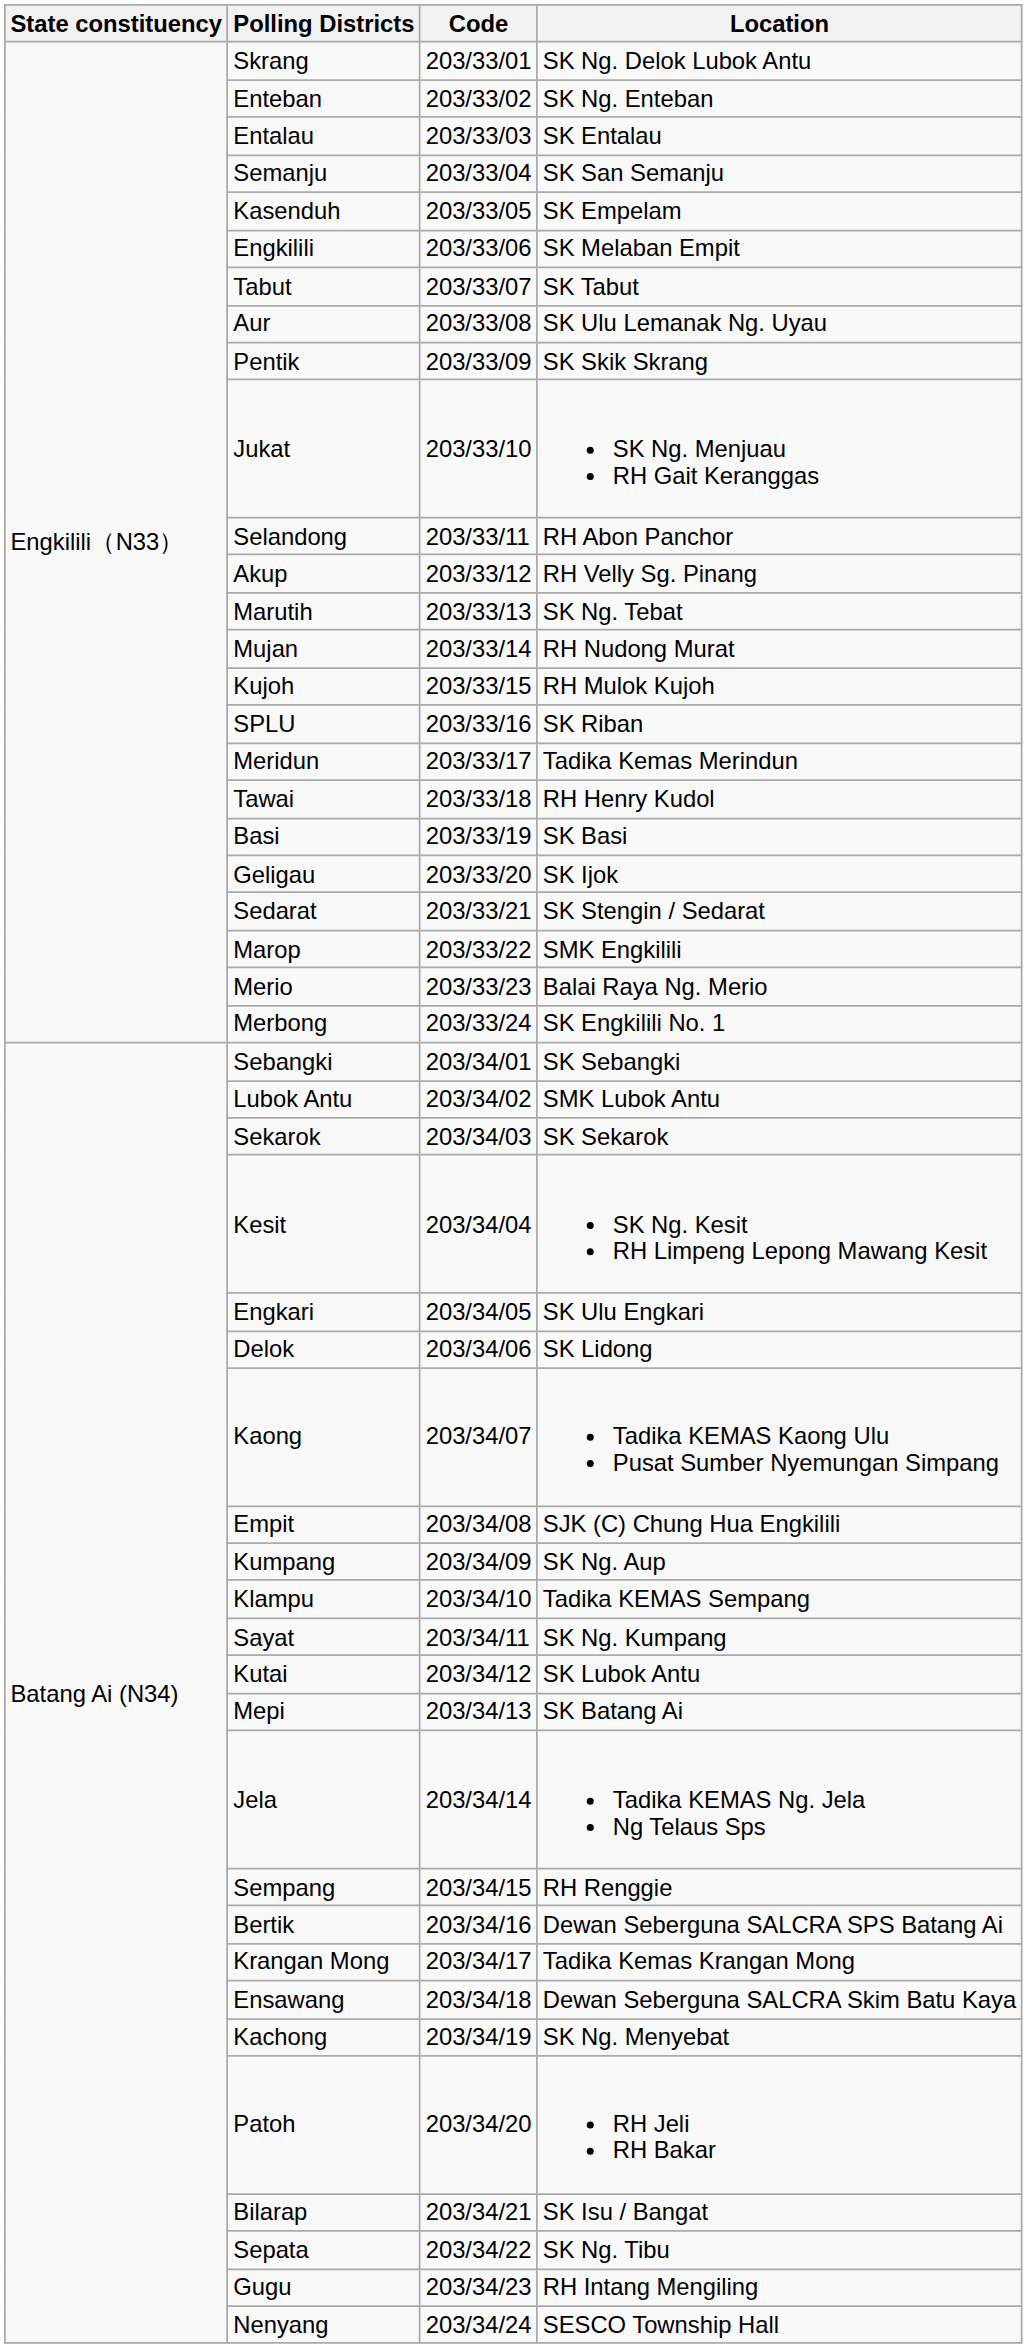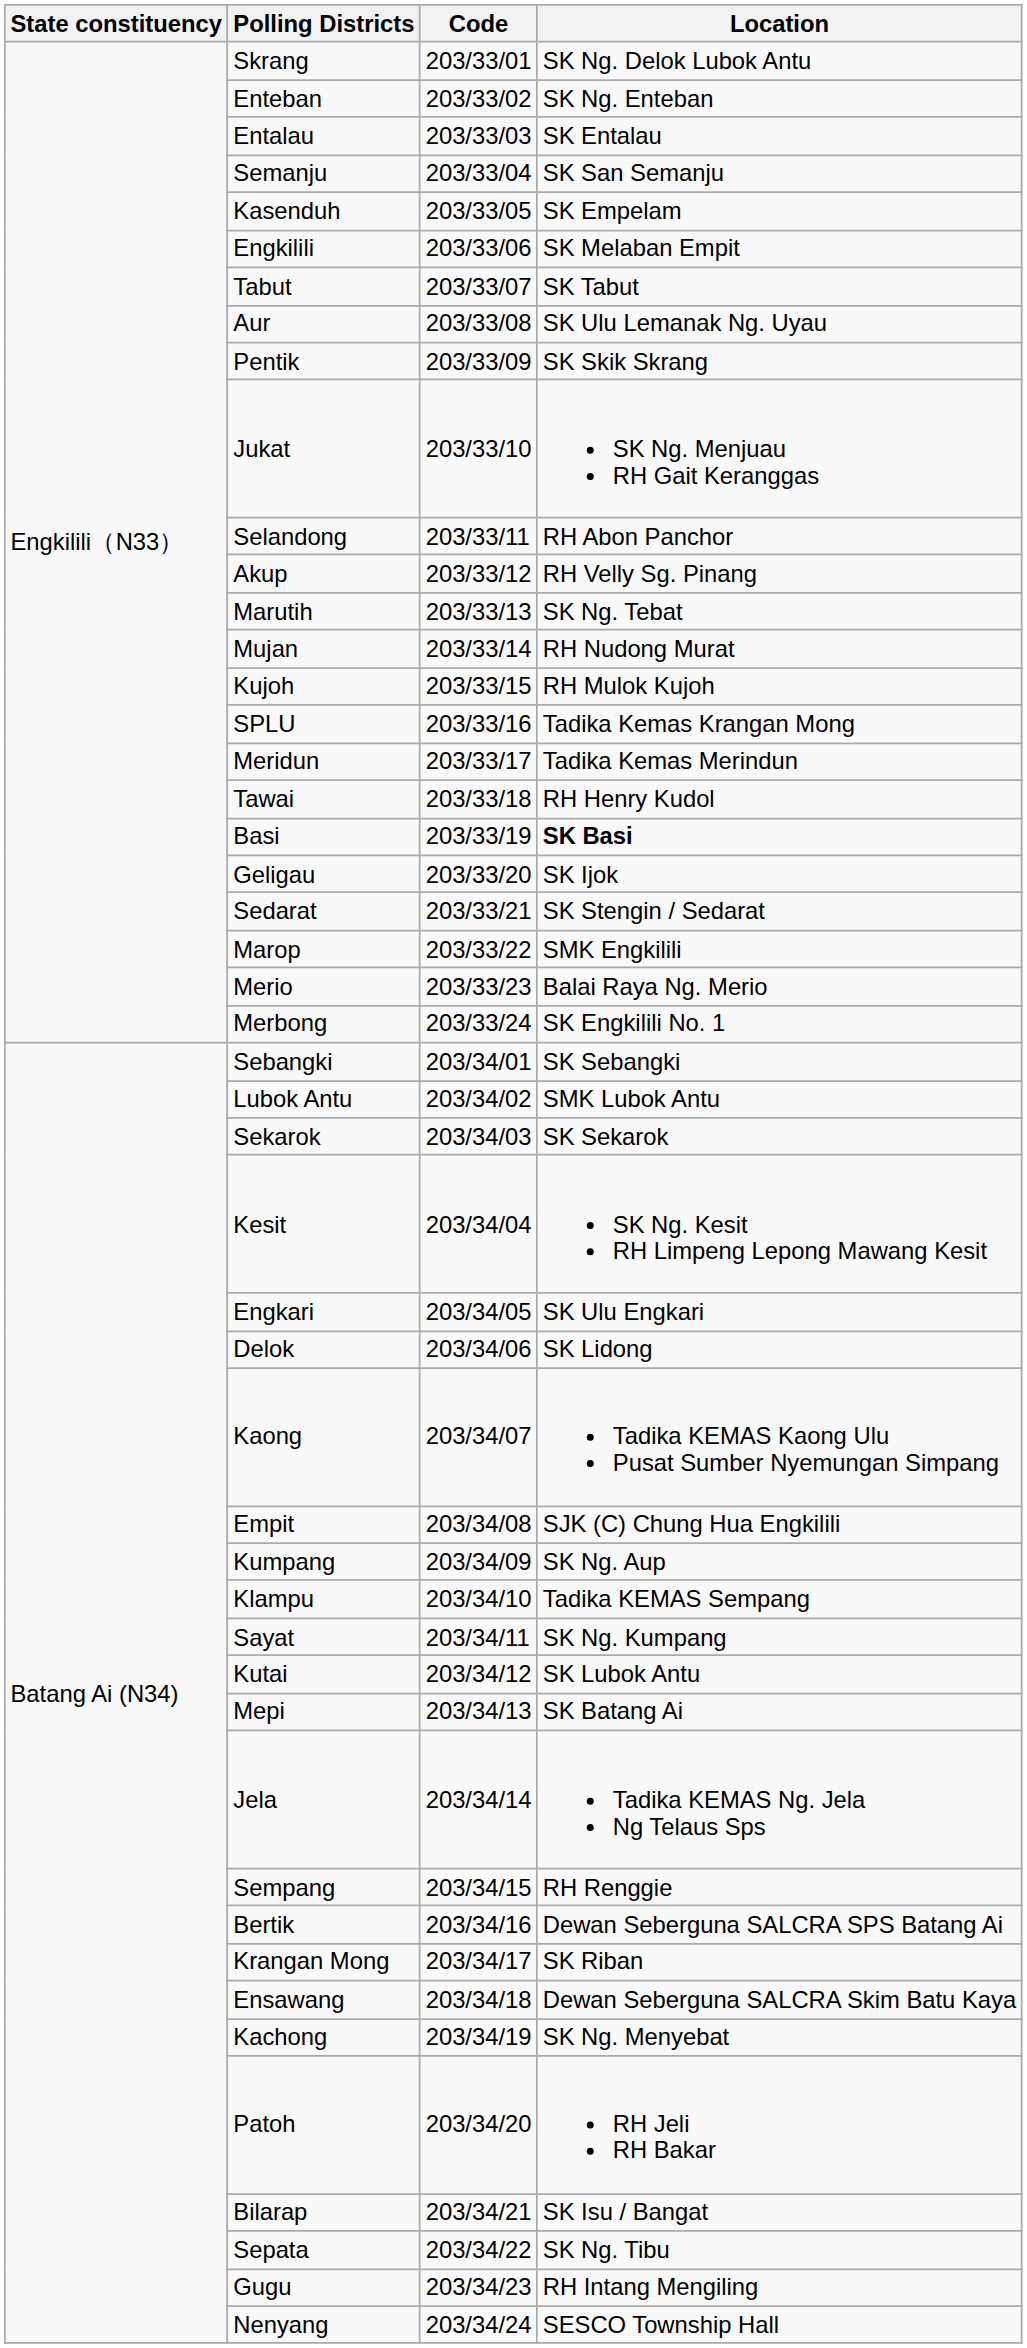(593, 724) SK Riban -> (699, 724) Tadika Kemas Krangan Mong
(585, 836) normal -> (588, 836) bold
(699, 1962) Tadika Kemas Krangan Mong -> (593, 1962) SK Riban
